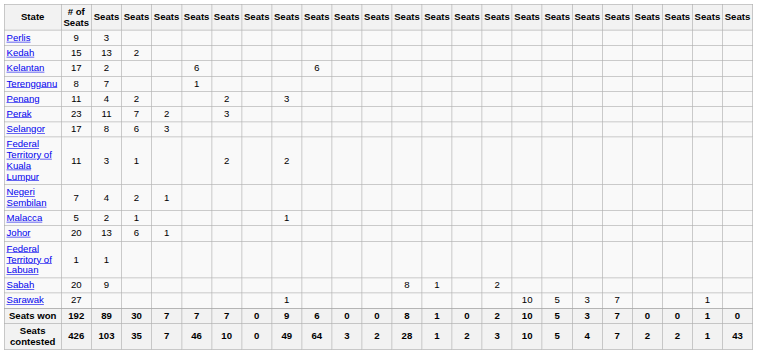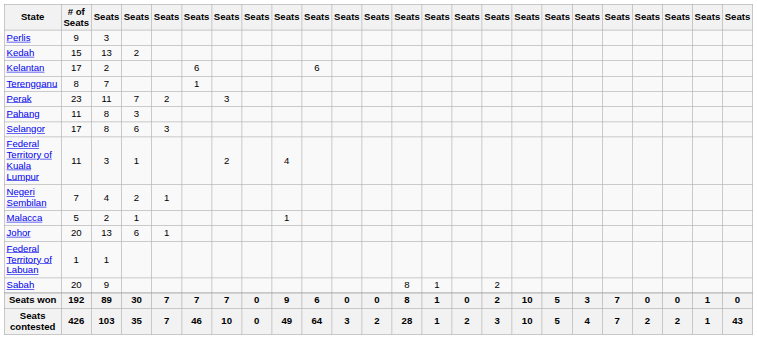- row: (23, 99)
+ row: (23, 114)
(287, 160) 2 -> (287, 160) 4
- row: (25, 300)
